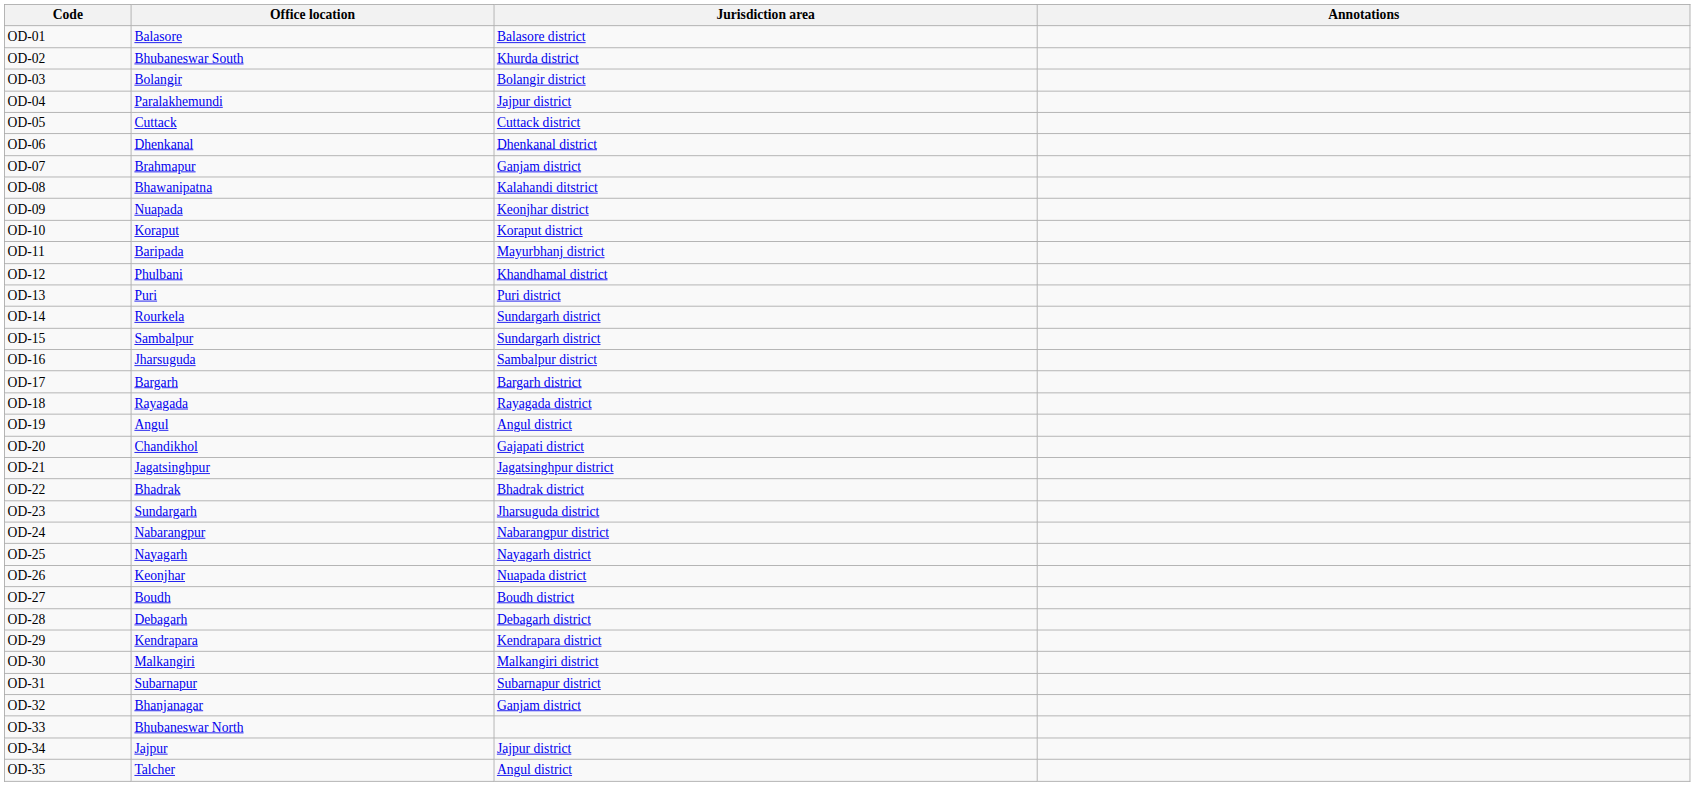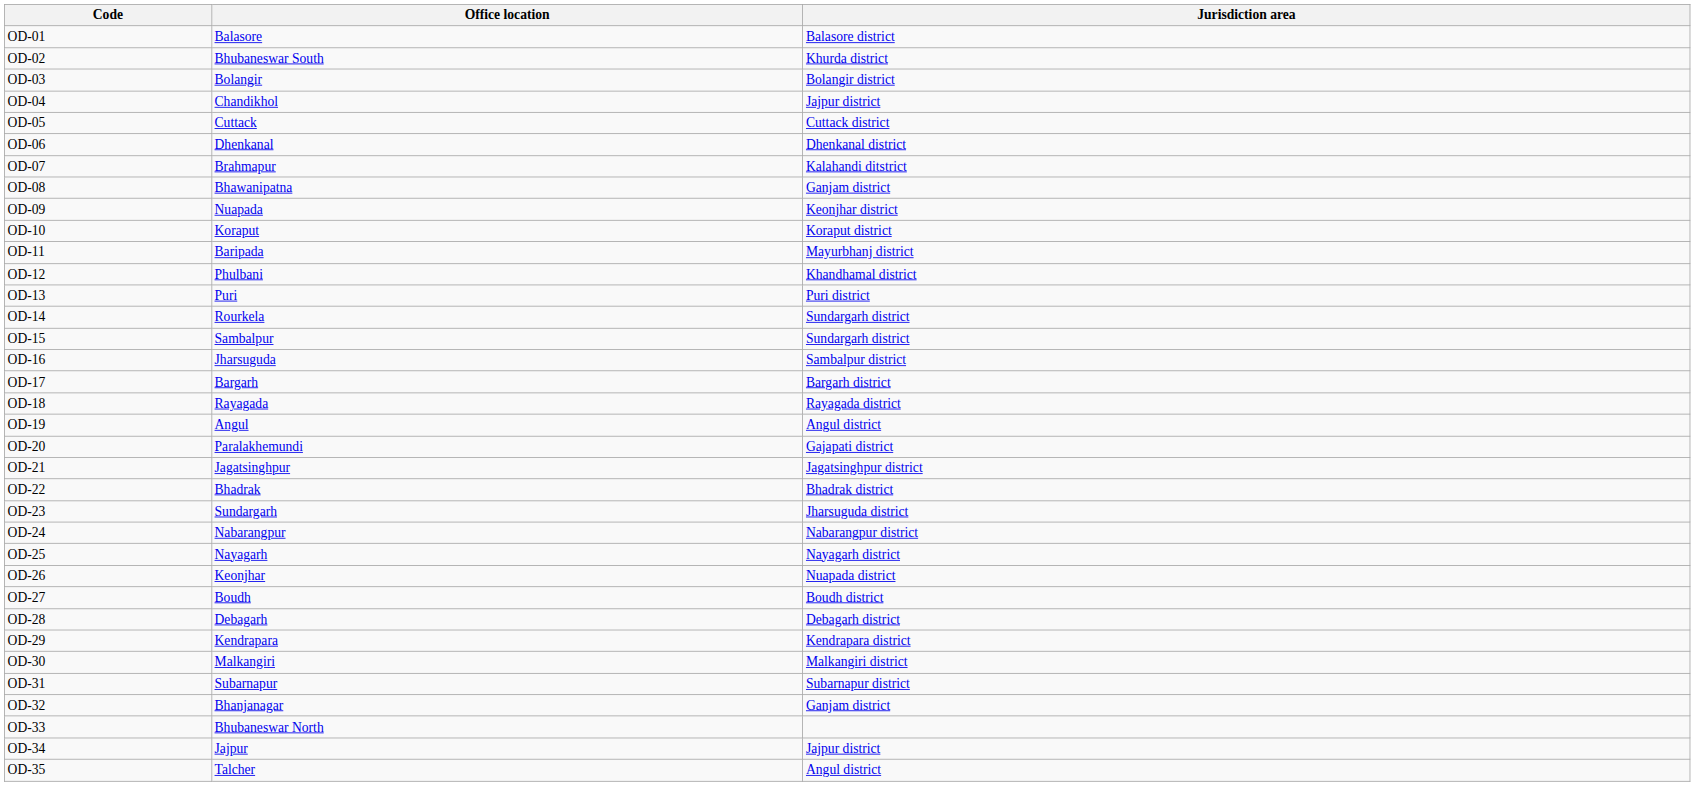- column: (1364, 15)
(179, 101) Paralakhemundi -> (246, 101) Chandikhol
(539, 166) Ganjam district -> (856, 166) Kalahandi ditstrict
(547, 187) Kalahandi ditstrict -> (848, 187) Ganjam district
(166, 446) Chandikhol -> (259, 446) Paralakhemundi
